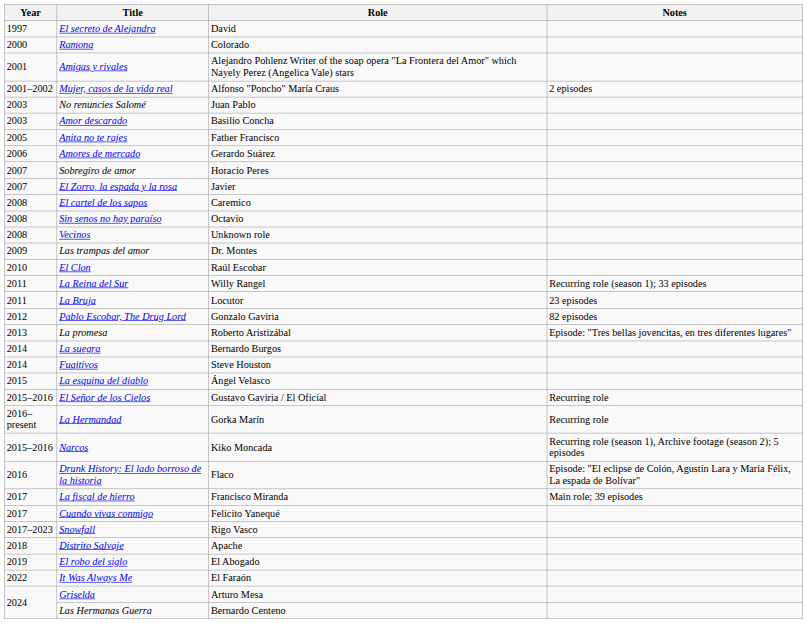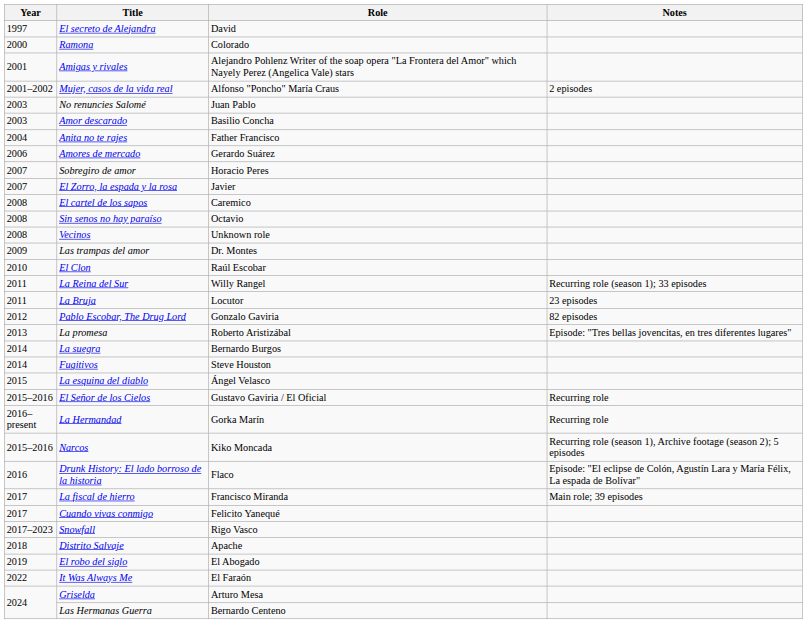(17, 137) 2005 -> (17, 137) 2004
